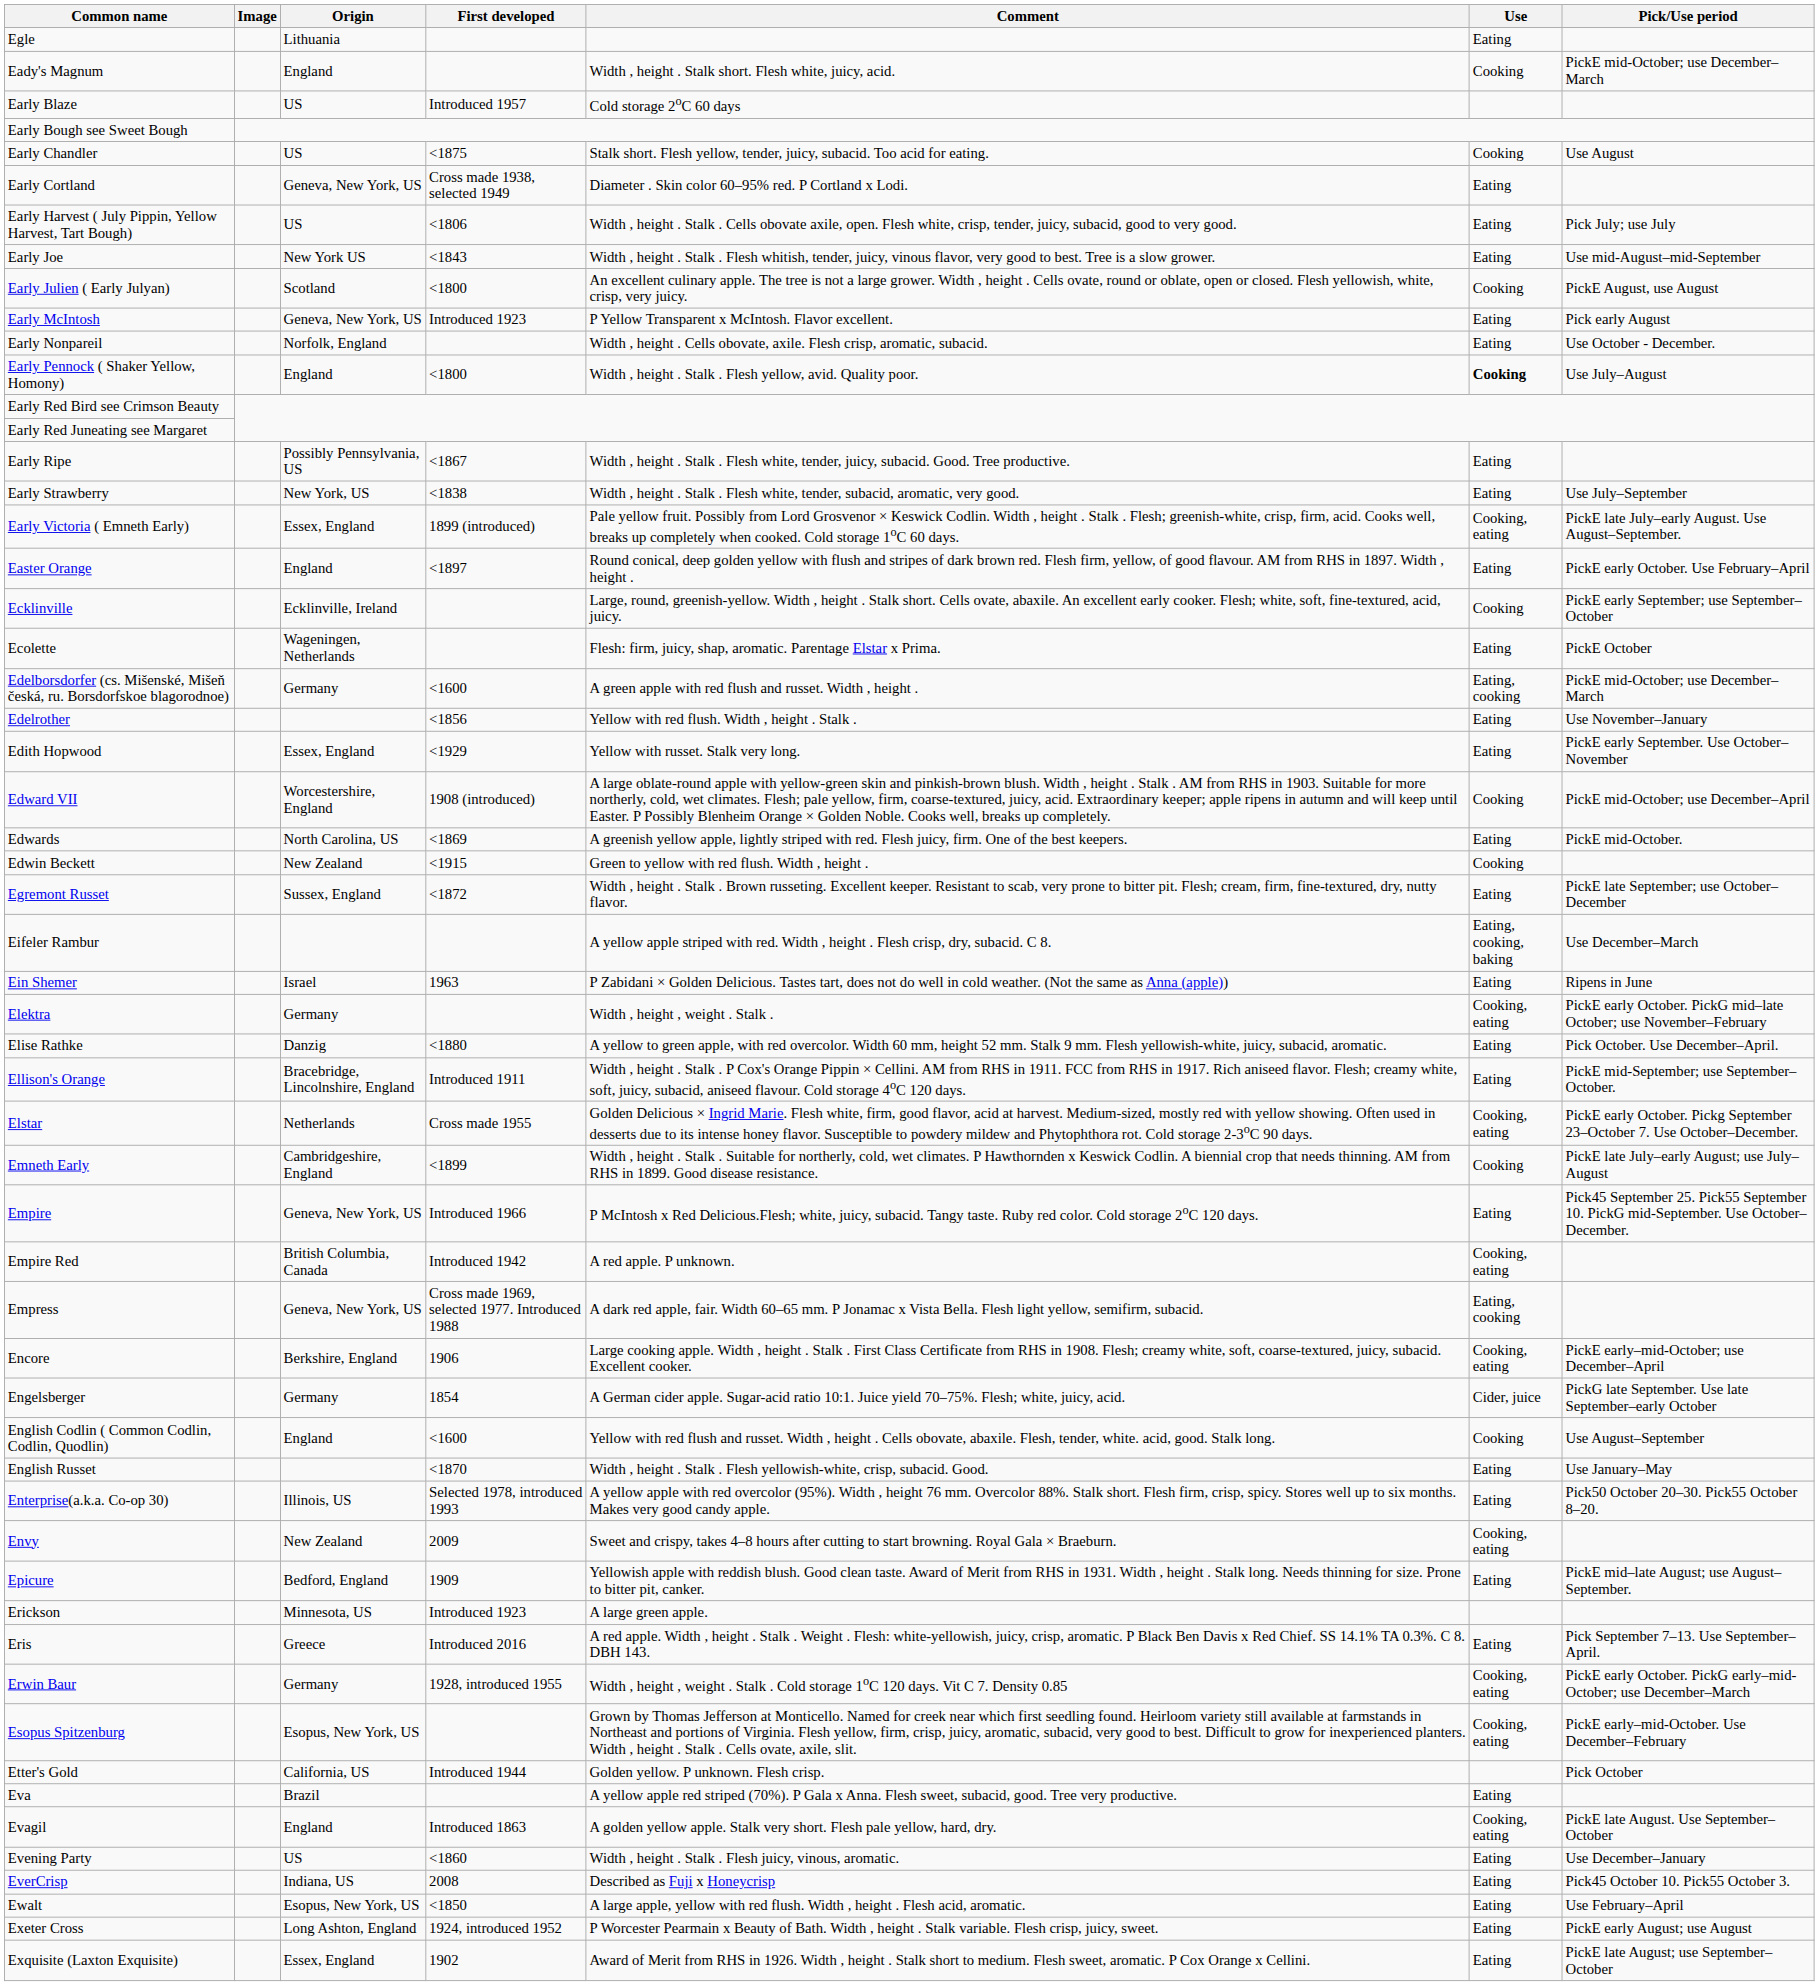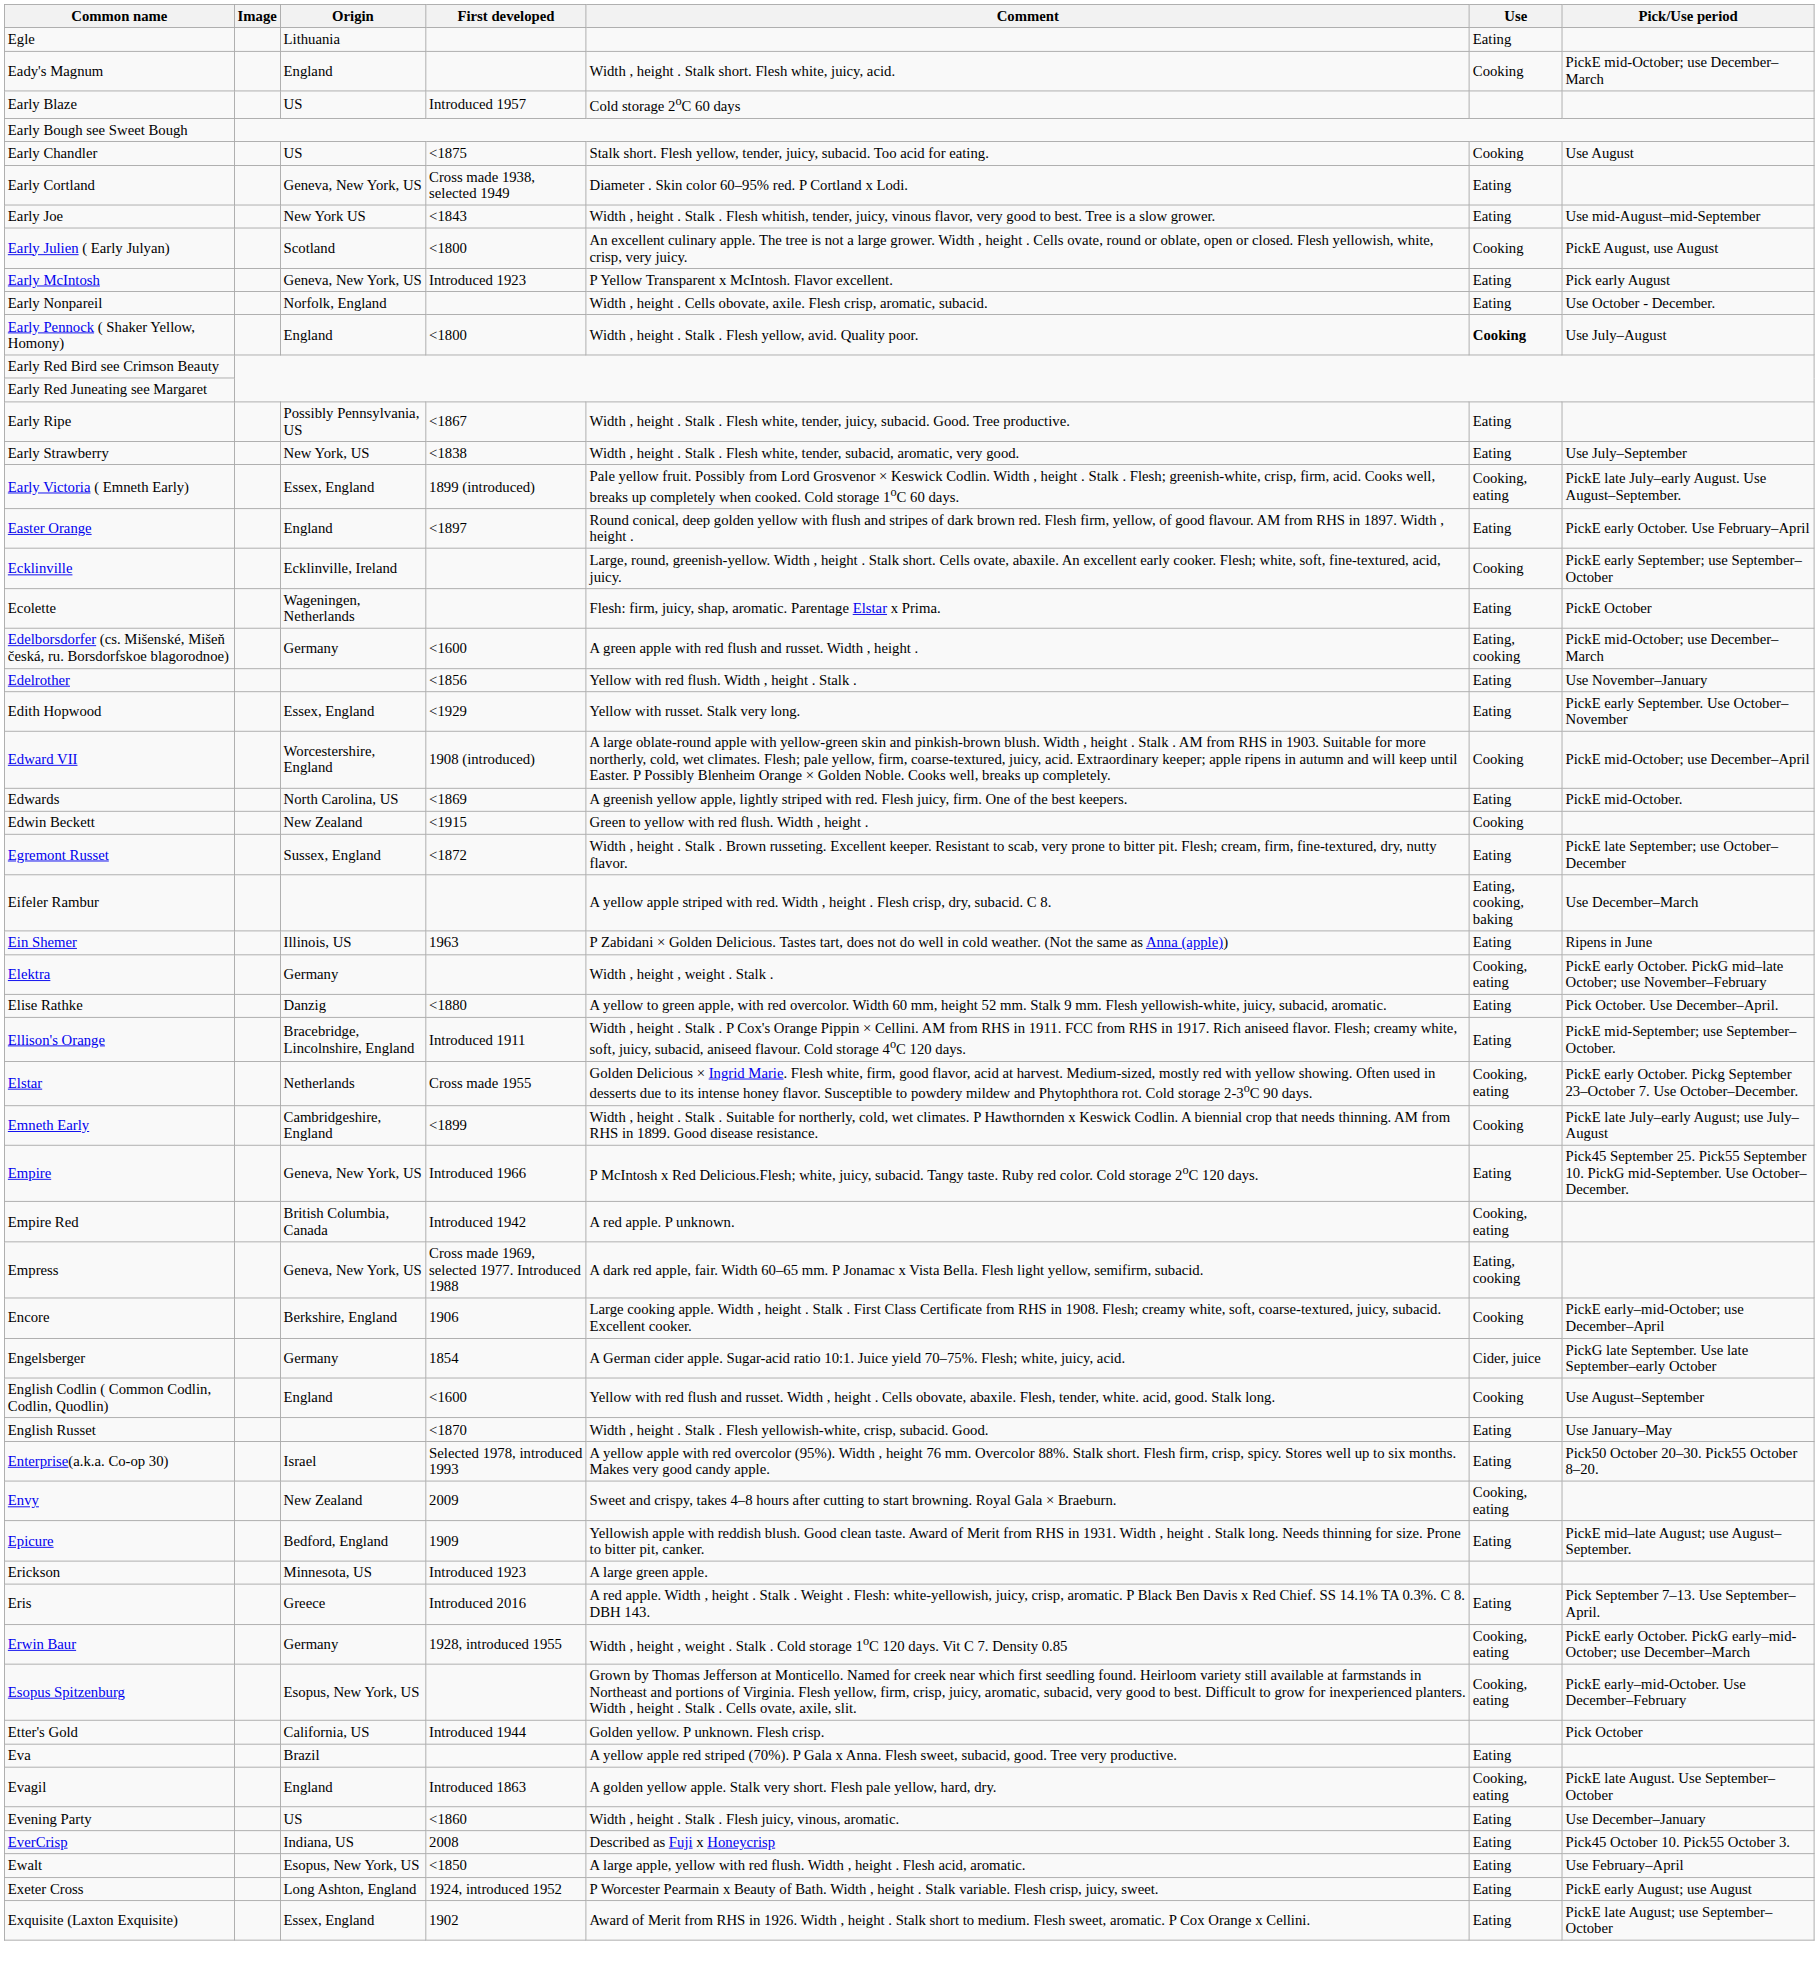- row: (112, 224)
(300, 982) Israel -> (318, 942) Illinois, US
(1500, 1358) Cooking, eating -> (1498, 1318) Cooking
(318, 1501) Illinois, US -> (300, 1461) Israel
